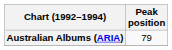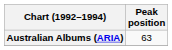(147, 38) 79 -> (147, 38) 63
